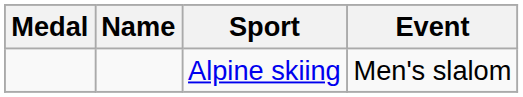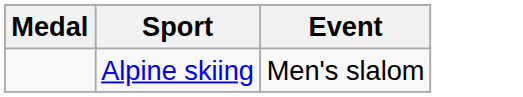- column: (138, 27)
